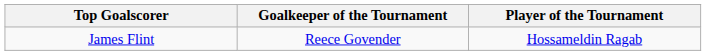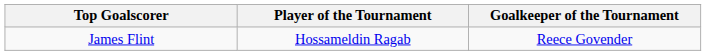columns swapped: (584, 15) <-> (353, 15)
